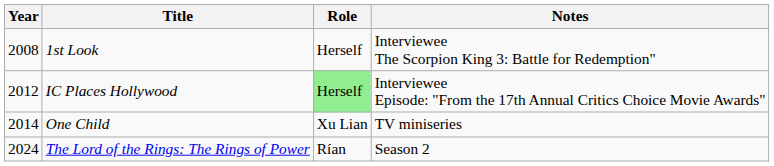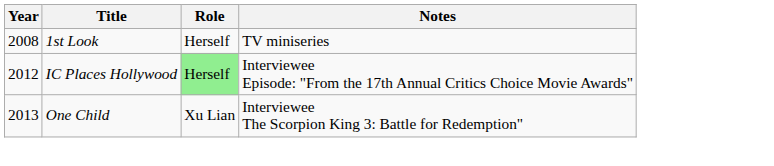(515, 49) Interviewee The Scorpion King 3: Battle for Redemption" -> (286, 41) TV miniseries
(23, 124) 2014 -> (23, 115) 2013
(418, 124) TV miniseries -> (383, 115) Interviewee The Scorpion King 3: Battle for Redemption"
- row: (178, 148)
